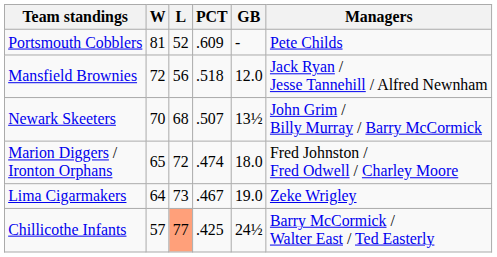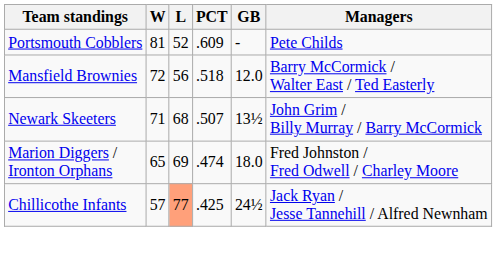(379, 76) Jack Ryan / Jesse Tannehill / Alfred Newnham -> (352, 76) Barry McCormick / Walter East / Ted Easterly
(158, 119) 70 -> (158, 119) 71
(181, 162) 72 -> (181, 162) 69
- row: (67, 196)
(352, 230) Barry McCormick / Walter East / Ted Easterly -> (379, 205) Jack Ryan / Jesse Tannehill / Alfred Newnham
